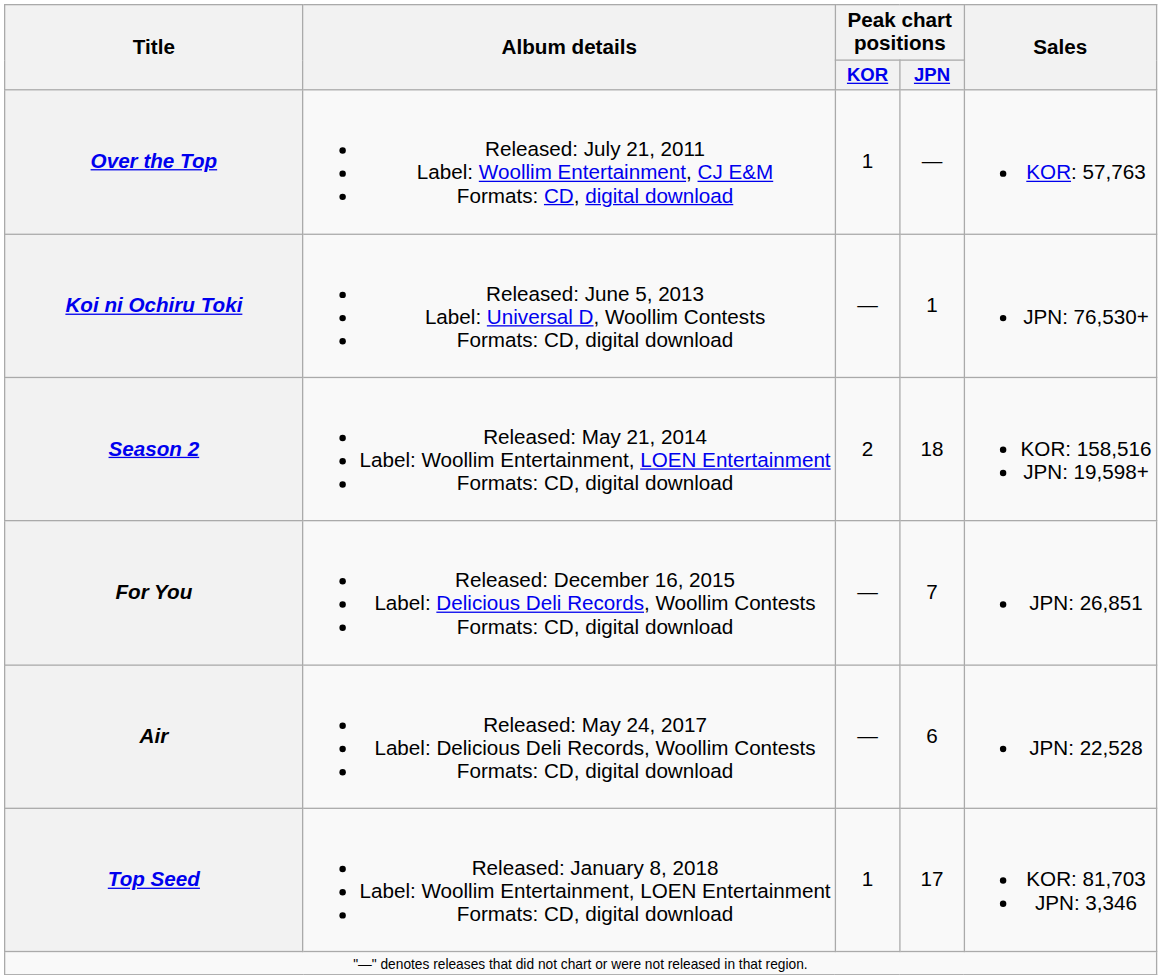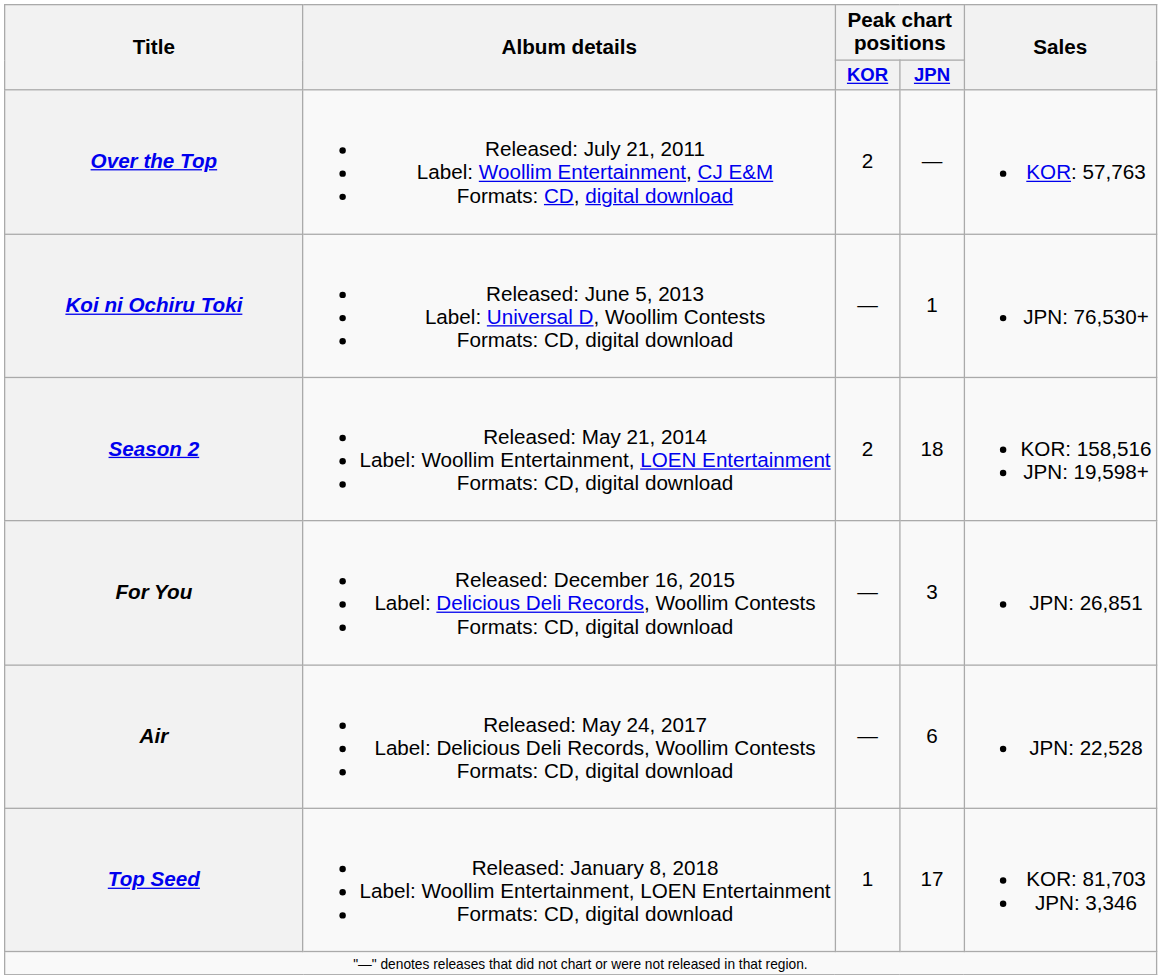(868, 161) 1 -> (868, 161) 2
(932, 592) 7 -> (932, 592) 3
